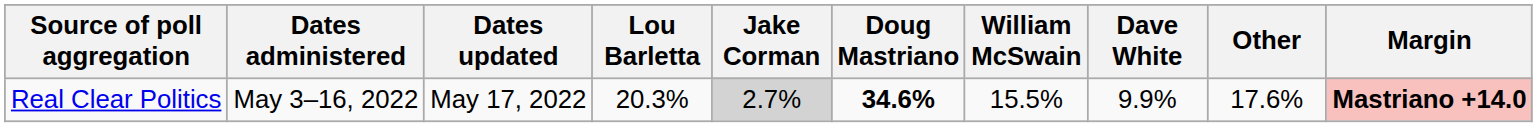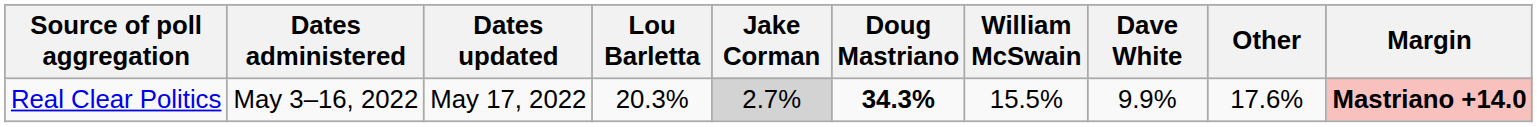(898, 99) 34.6% -> (898, 99) 34.3%
